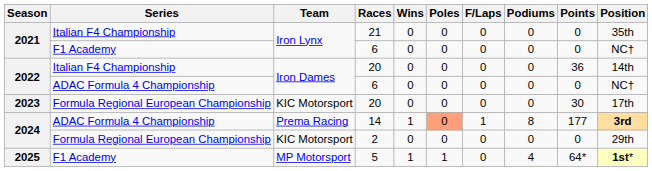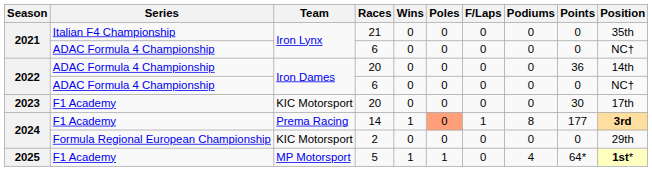(84, 50) F1 Academy -> (134, 50) ADAC Formula 4 Championship
(114, 68) Italian F4 Championship -> (134, 68) ADAC Formula 4 Championship
(162, 104) Formula Regional European Championship -> (84, 104) F1 Academy
(134, 122) ADAC Formula 4 Championship -> (84, 122) F1 Academy
